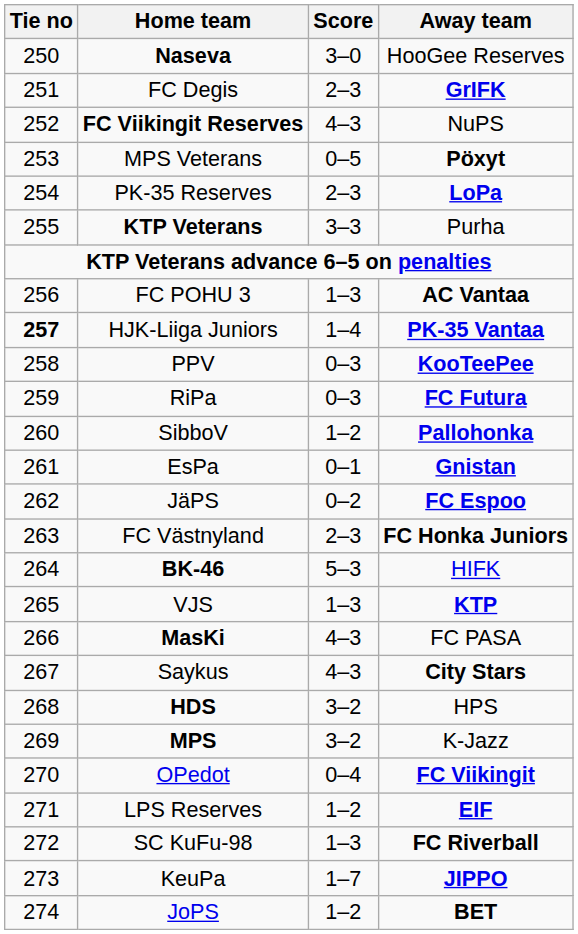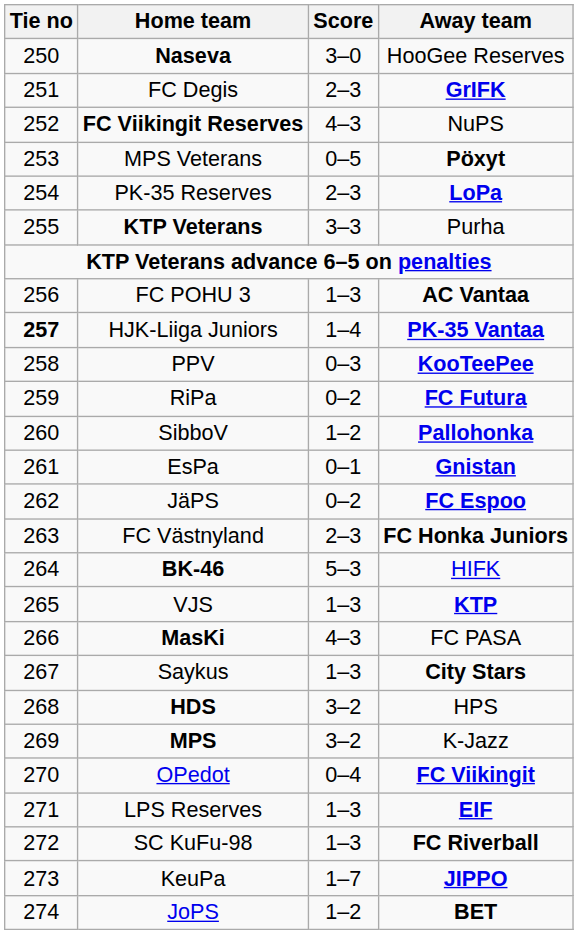(343, 398) 0–3 -> (343, 398) 0–2
(343, 672) 4–3 -> (343, 672) 1–3
(343, 809) 1–2 -> (343, 809) 1–3
